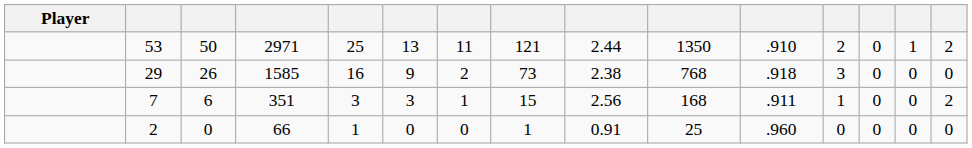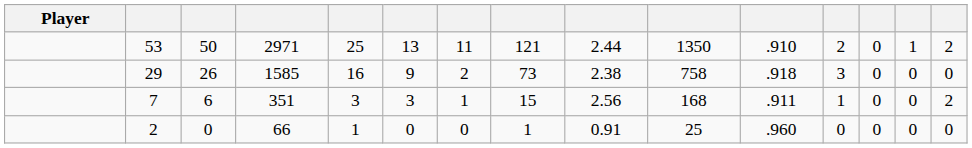(694, 73) 768 -> (694, 73) 758
